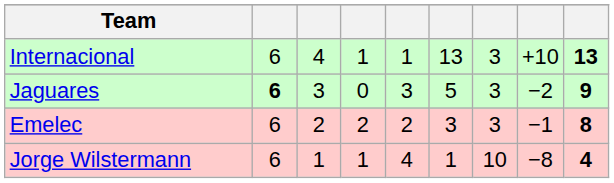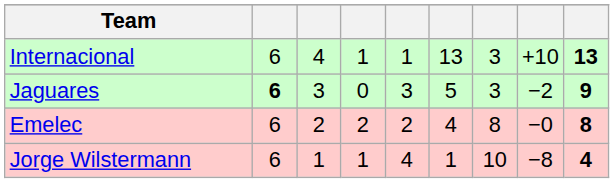(451, 125) 3 -> (451, 125) 4
(495, 125) 3 -> (495, 125) 8
(540, 125) −1 -> (540, 125) −0
